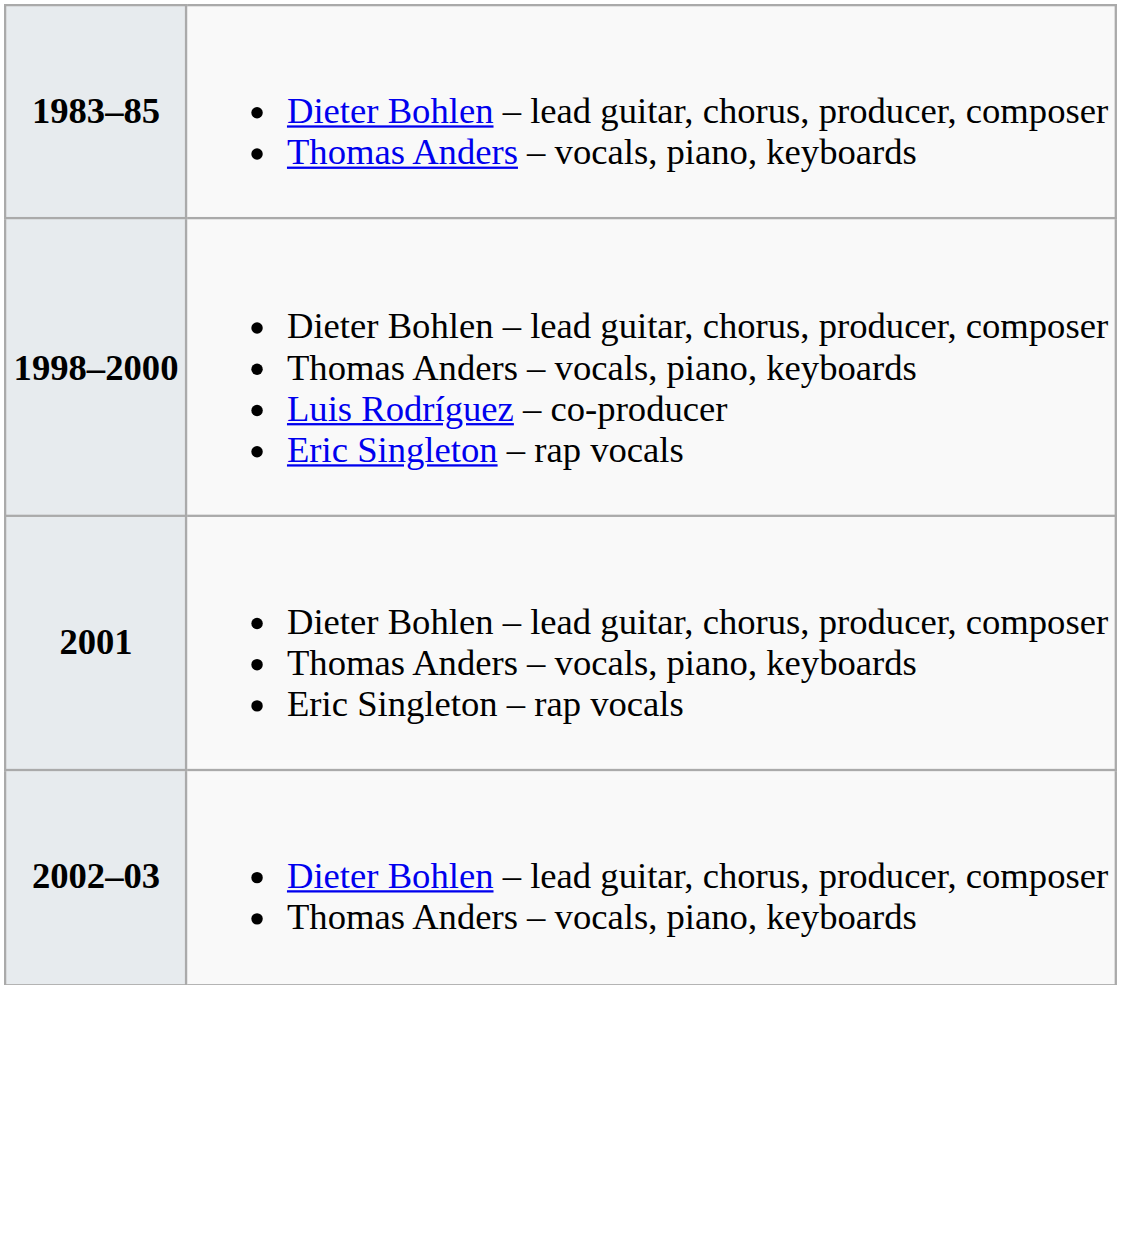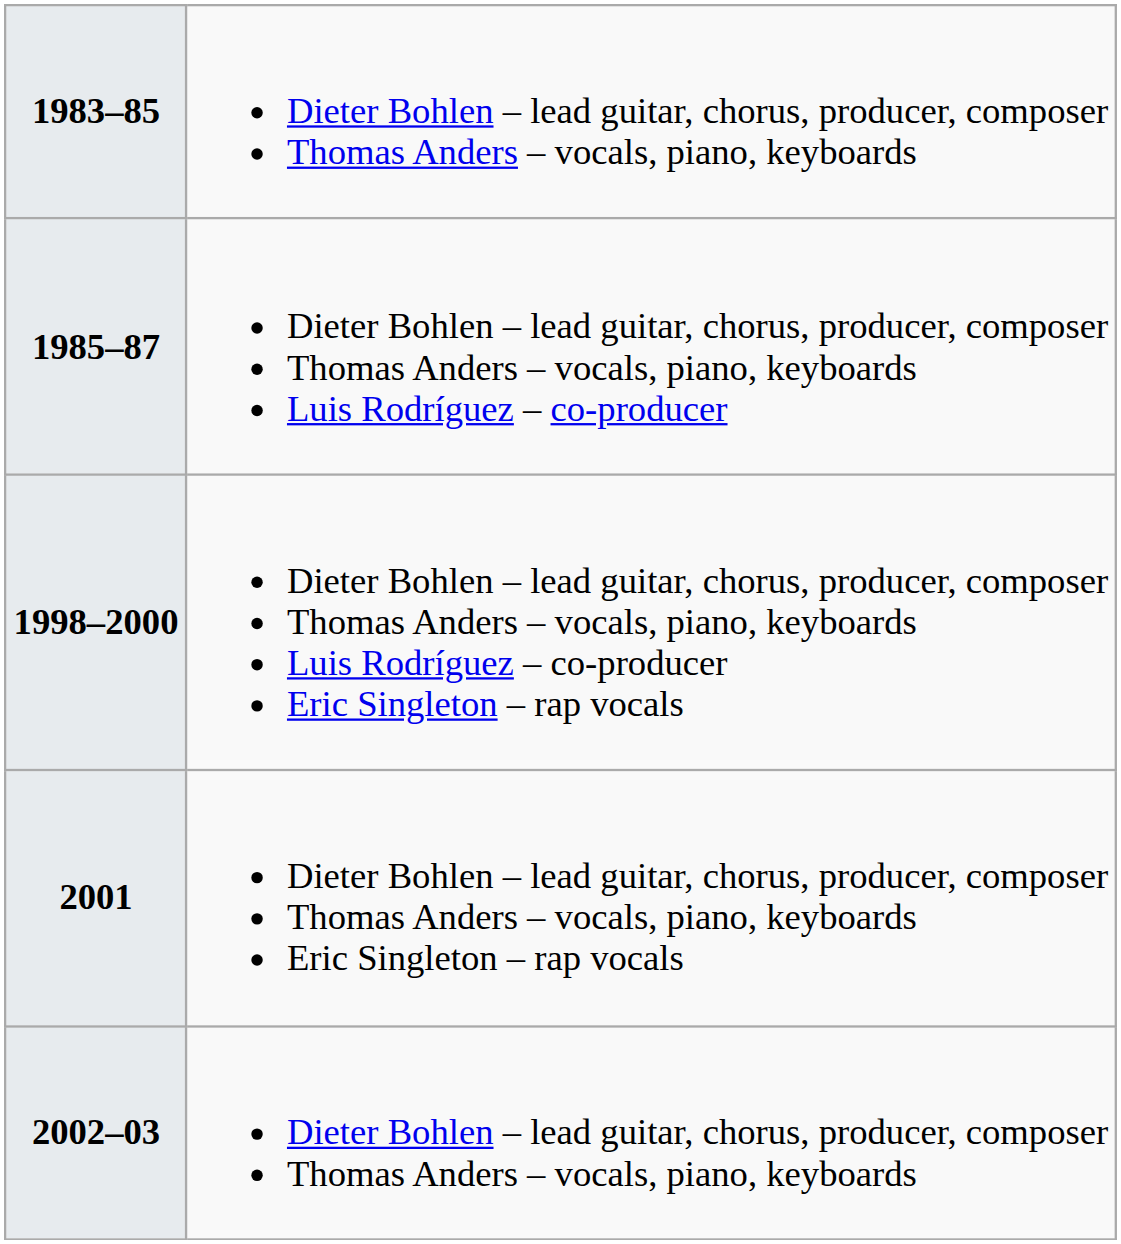+ row: (96, 345)
